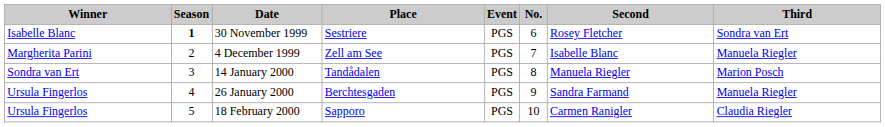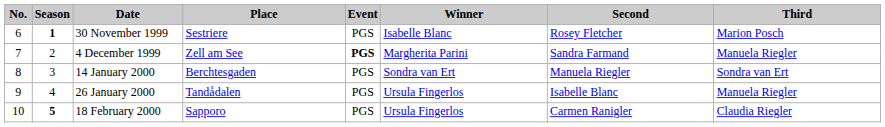columns swapped: (534, 14) <-> (88, 14)
(753, 33) Sondra van Ert -> (750, 33) Marion Posch
(502, 53) normal -> (363, 53) bold
(584, 53) Isabelle Blanc -> (589, 53) Sandra Farmand
(352, 72) Tandådalen -> (221, 72) Berchtesgaden
(750, 72) Marion Posch -> (753, 72) Sondra van Ert
(360, 92) Berchtesgaden -> (213, 92) Tandådalen
(589, 92) Sandra Farmand -> (584, 92) Isabelle Blanc
(191, 111) normal -> (52, 111) bold
